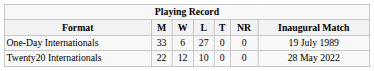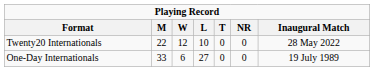rows swapped: (52, 43) <-> (54, 58)
